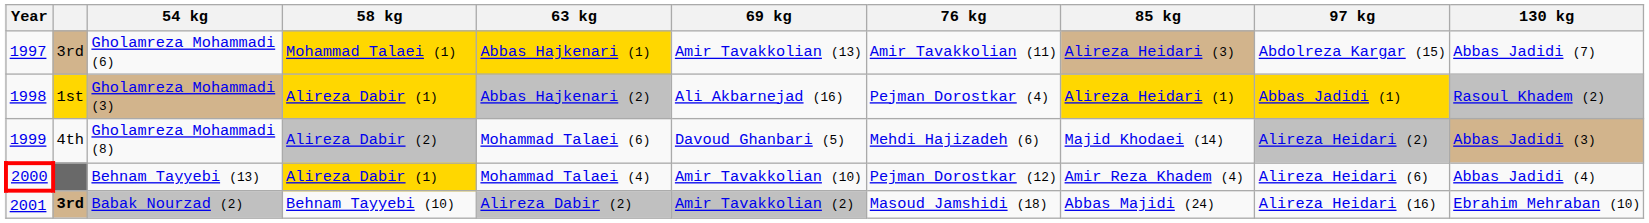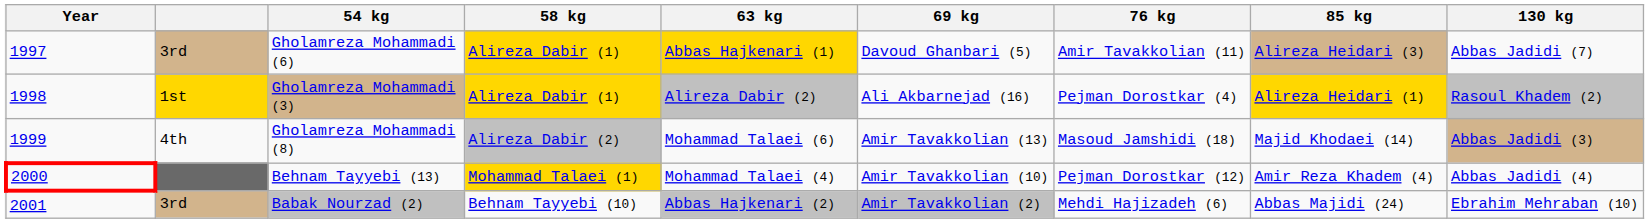- column: (1352, 17)
(371, 52) Mohammad Talaei (1) -> (544, 52) Alireza Dabir (1)
(768, 52) Amir Tavakkolian (13) -> (946, 52) Davoud Ghanbari (5)
(565, 96) Abbas Hajkenari (2) -> (741, 96) Alireza Dabir (2)
(760, 140) Davoud Ghanbari (5) -> (955, 140) Amir Tavakkolian (13)
(955, 140) Mehdi Hajizadeh (6) -> (1147, 140) Masoud Jamshidi (18)
(362, 177) Alireza Dabir (1) -> (553, 177) Mohammad Talaei (1)
(70, 204) bold -> (173, 204) normal
(556, 204) Alireza Dabir (2) -> (750, 204) Abbas Hajkenari (2)
(959, 204) Masoud Jamshidi (18) -> (1143, 204) Mehdi Hajizadeh (6)
